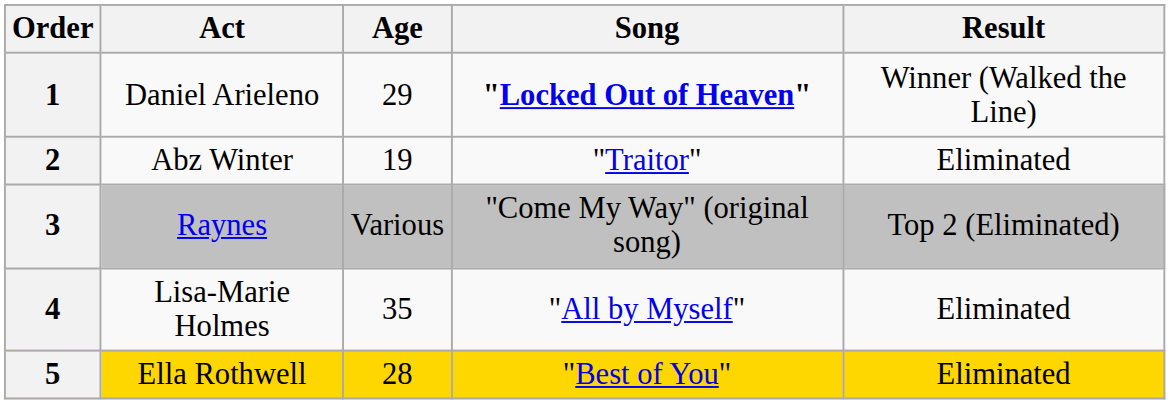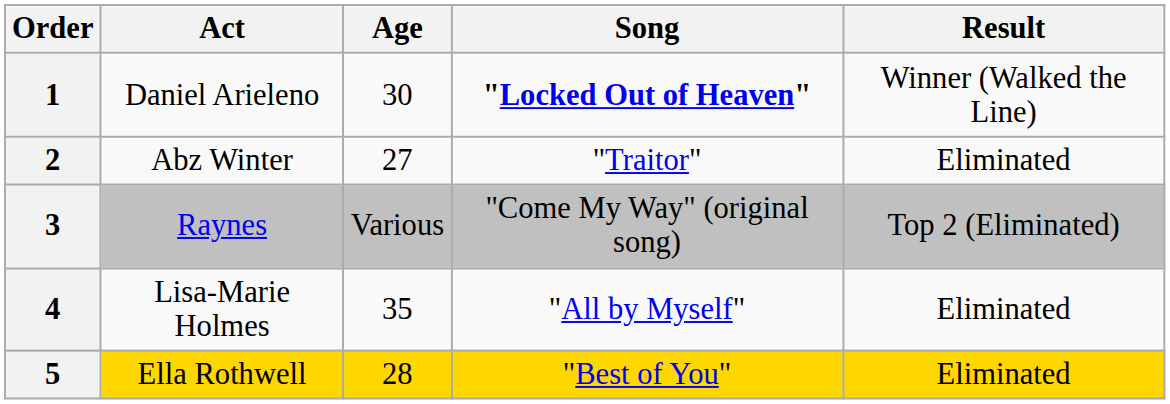(397, 94) 29 -> (397, 94) 30
(397, 160) 19 -> (397, 160) 27
